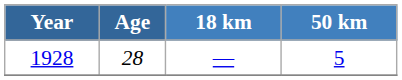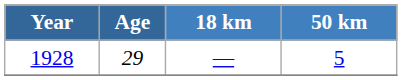(132, 57) 28 -> (132, 57) 29
